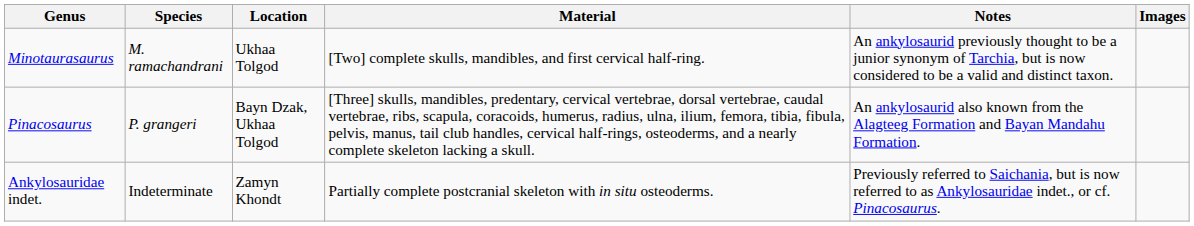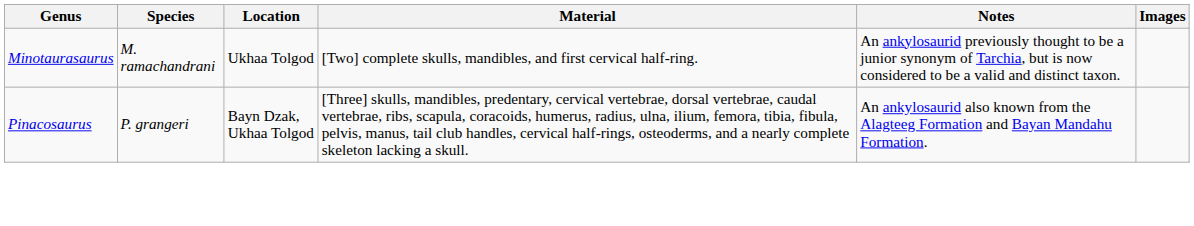- row: (56, 191)
